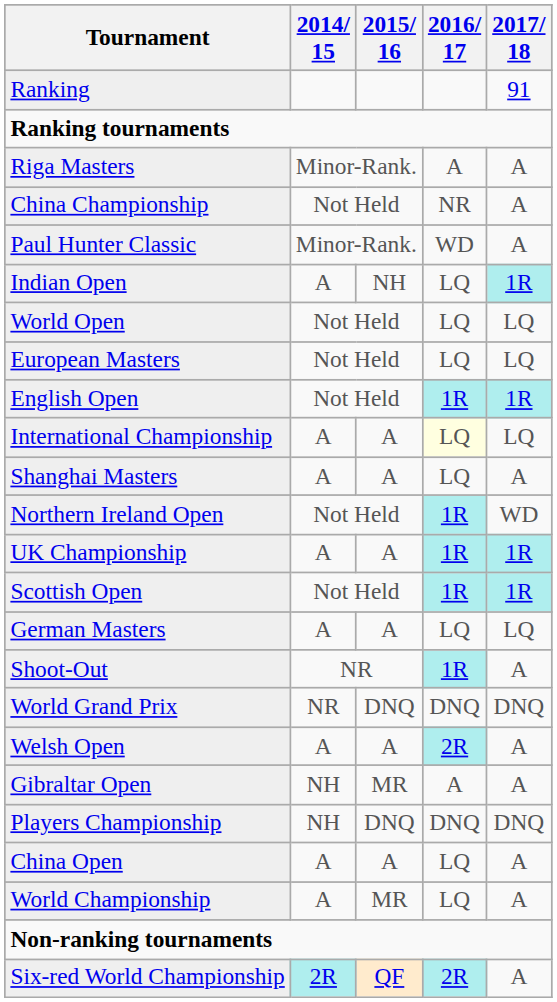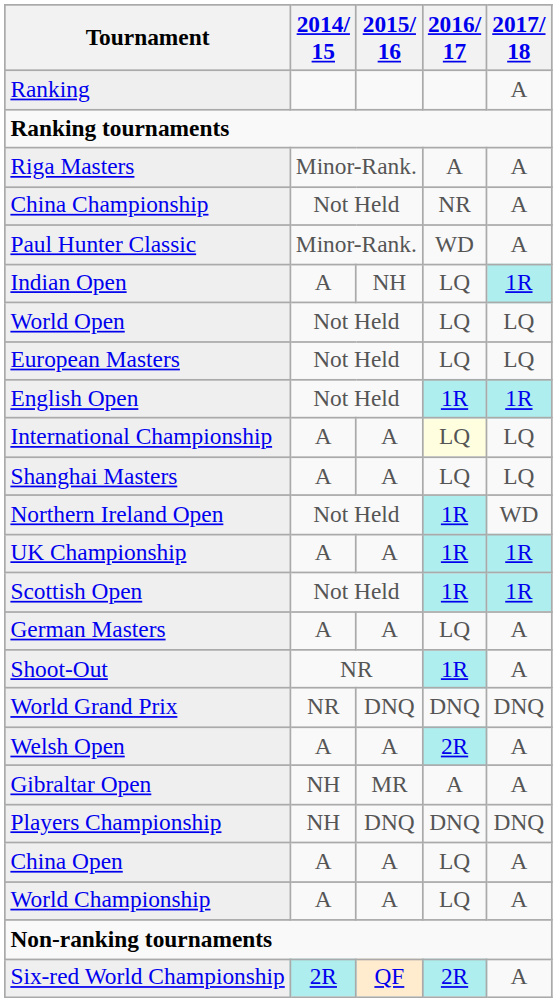(519, 89) 91 -> (519, 89) A
(519, 475) A -> (519, 475) LQ
(519, 629) LQ -> (519, 629) A
(389, 899) MR -> (389, 899) A
